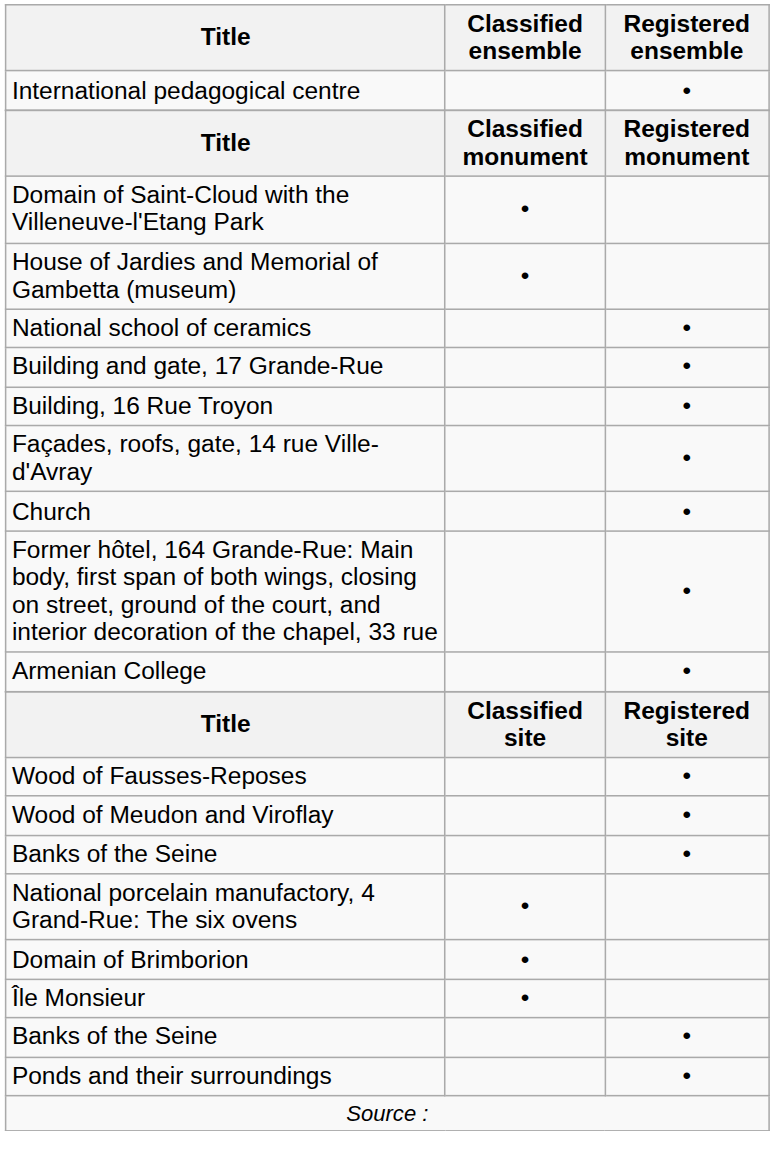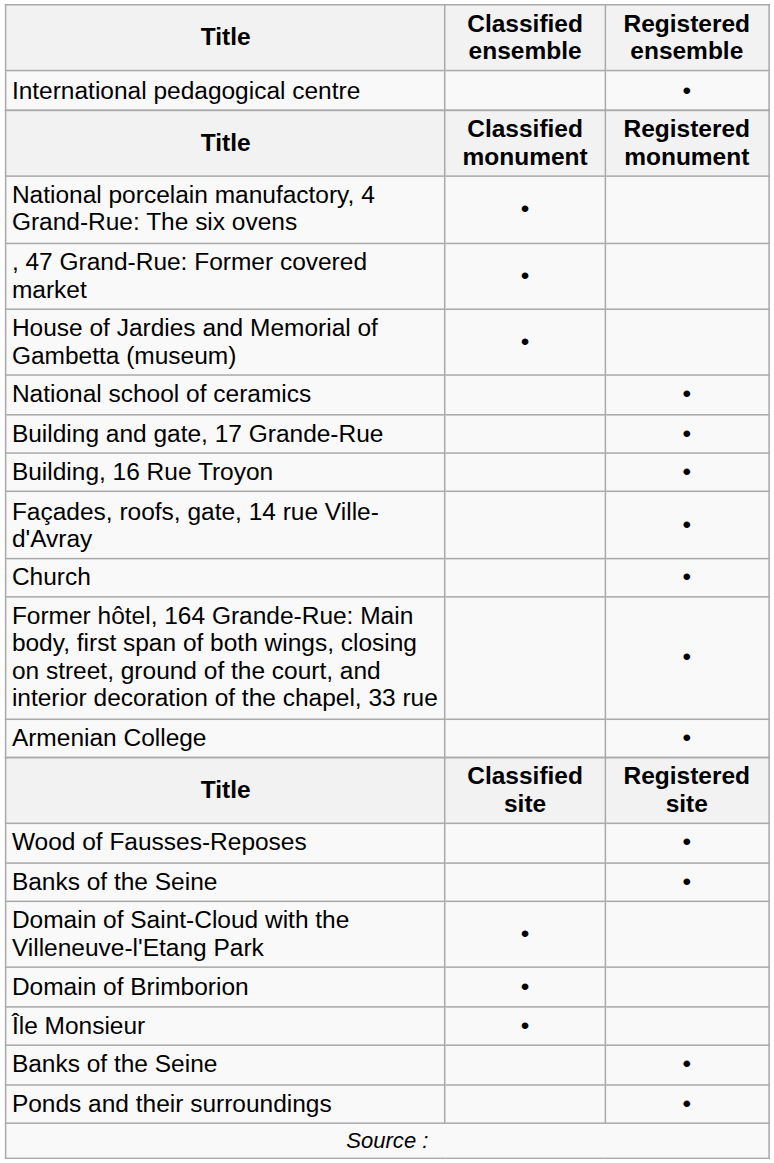rows swapped: (193, 906) <-> (181, 209)
+ row: (189, 275)
- row: (173, 815)
